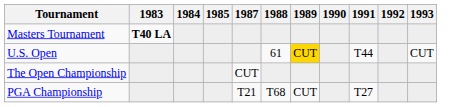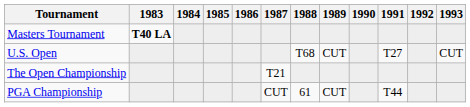+ column: (247, 14)
(276, 53) 61 -> (305, 53) T68
(305, 53) gold background -> (334, 53) no background
(364, 53) T44 -> (393, 53) T27
(247, 73) CUT -> (276, 73) T21
(247, 92) T21 -> (276, 92) CUT
(276, 92) T68 -> (305, 92) 61
(364, 92) T27 -> (393, 92) T44
